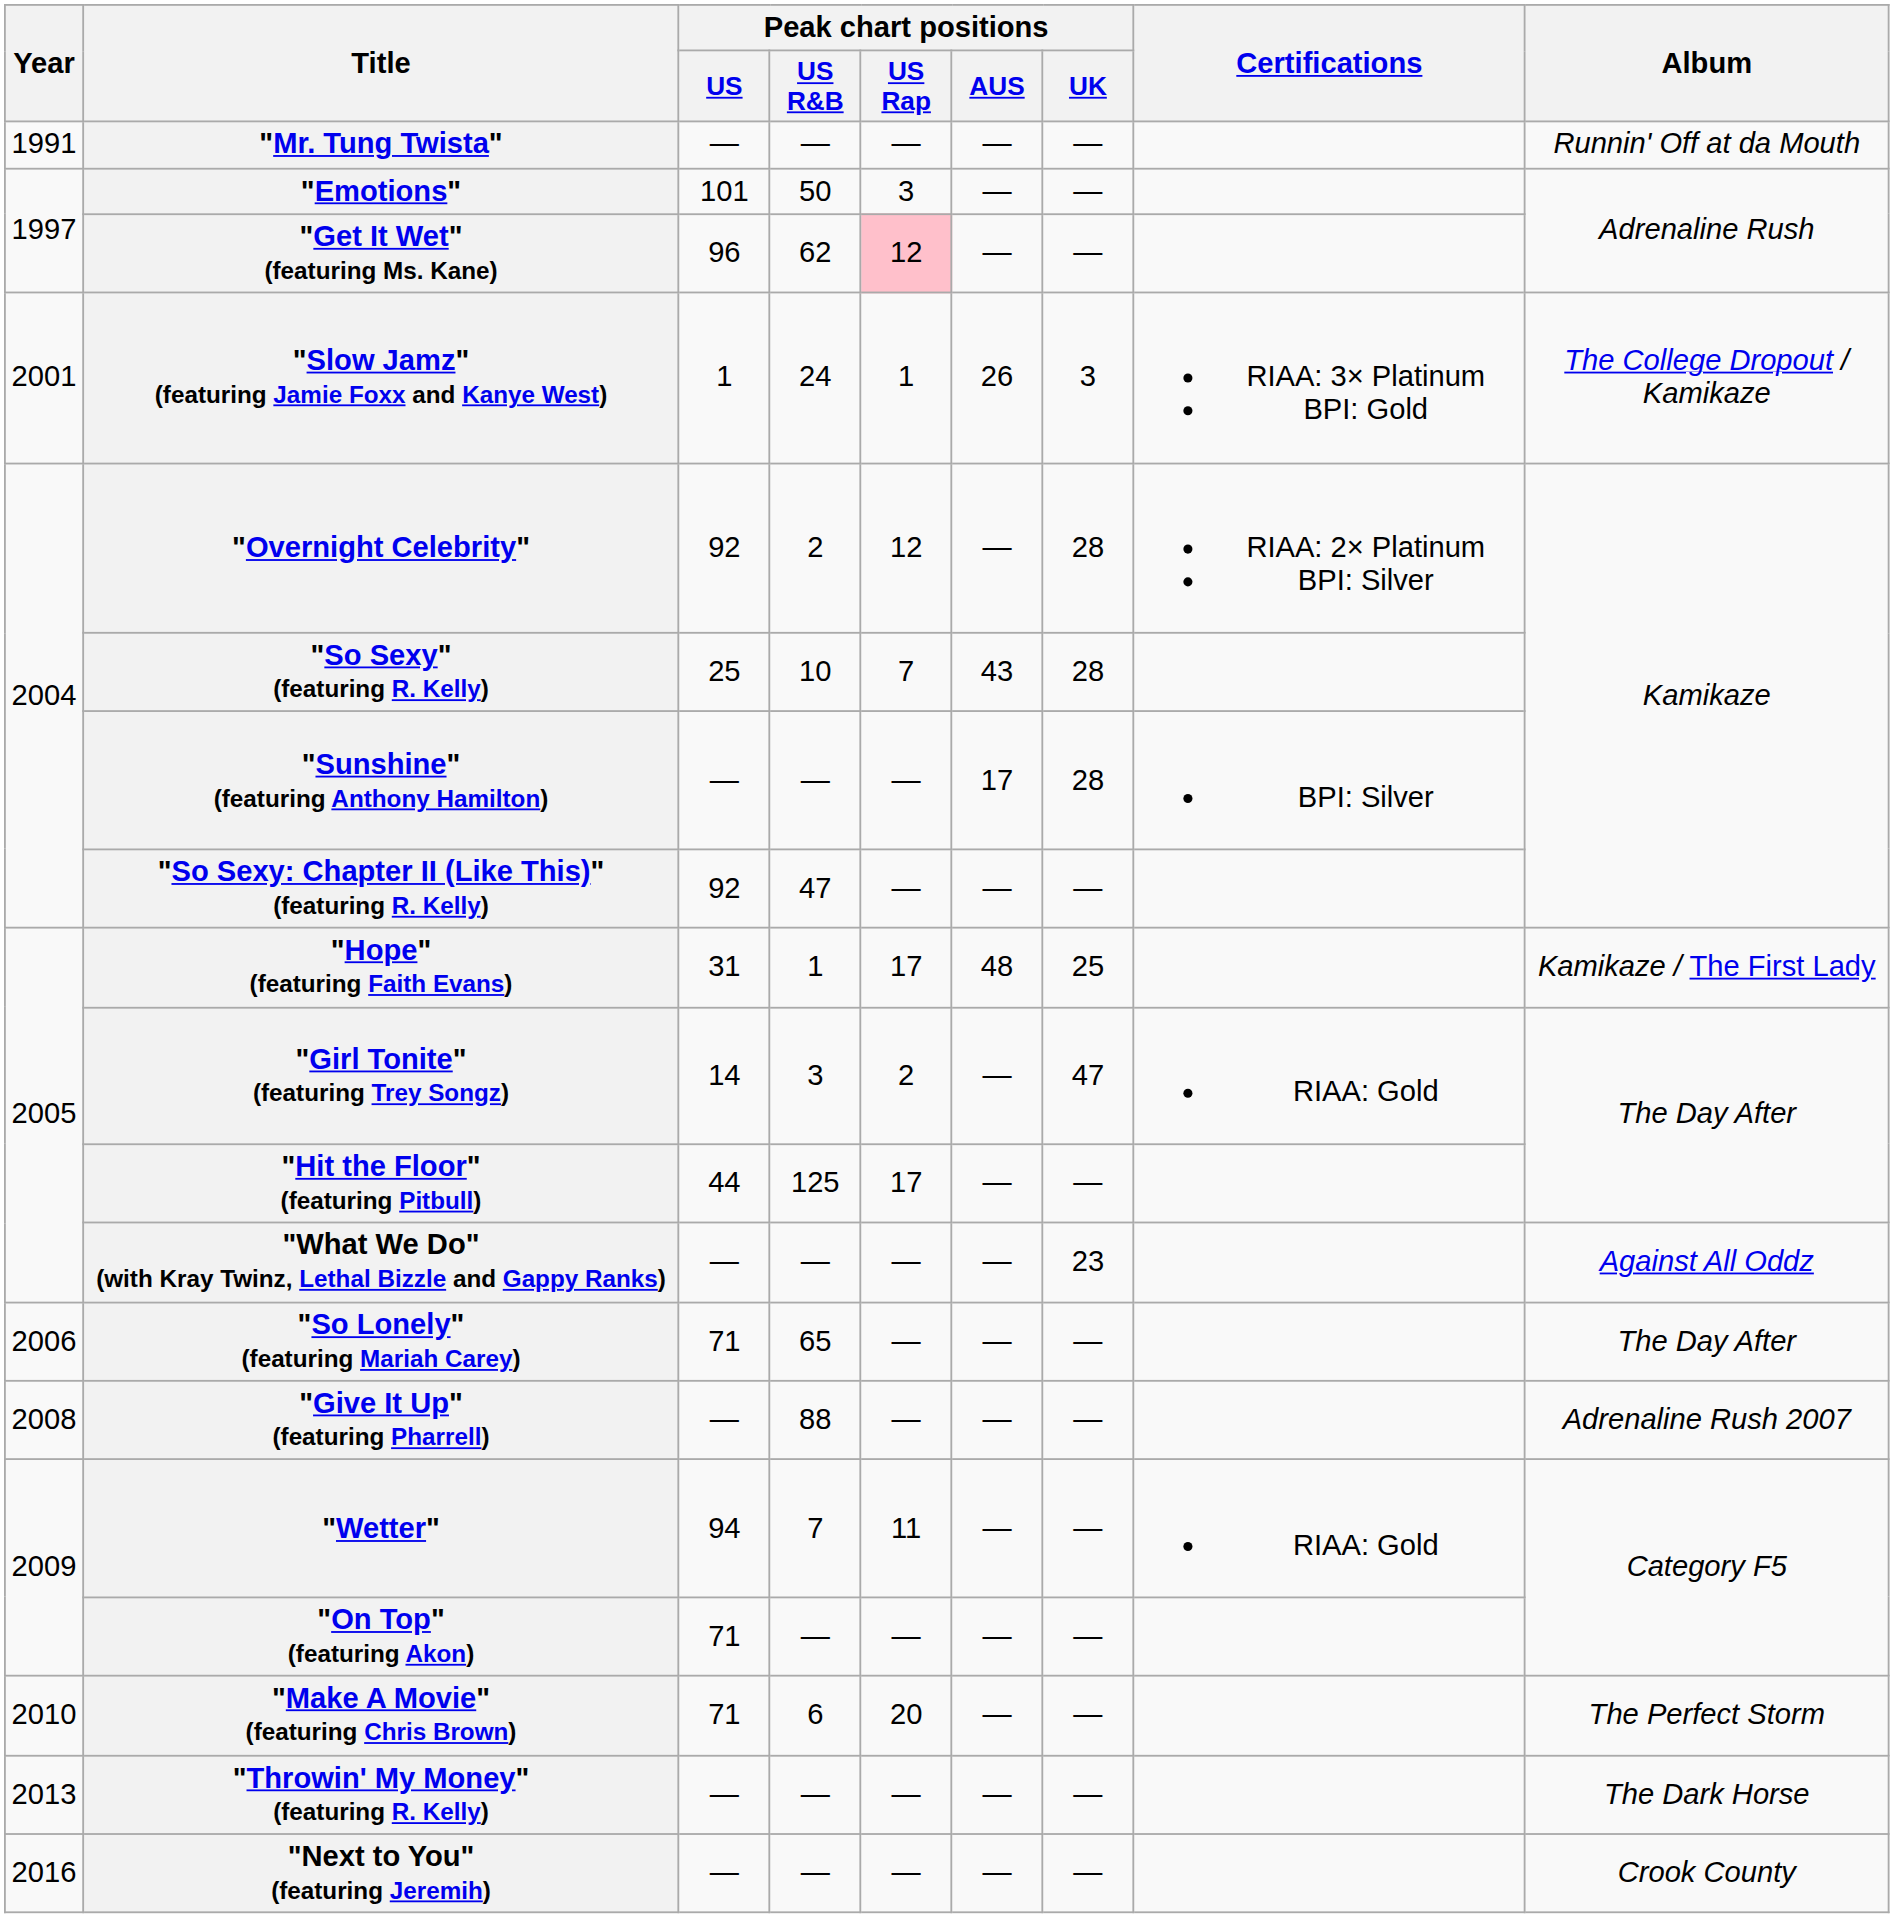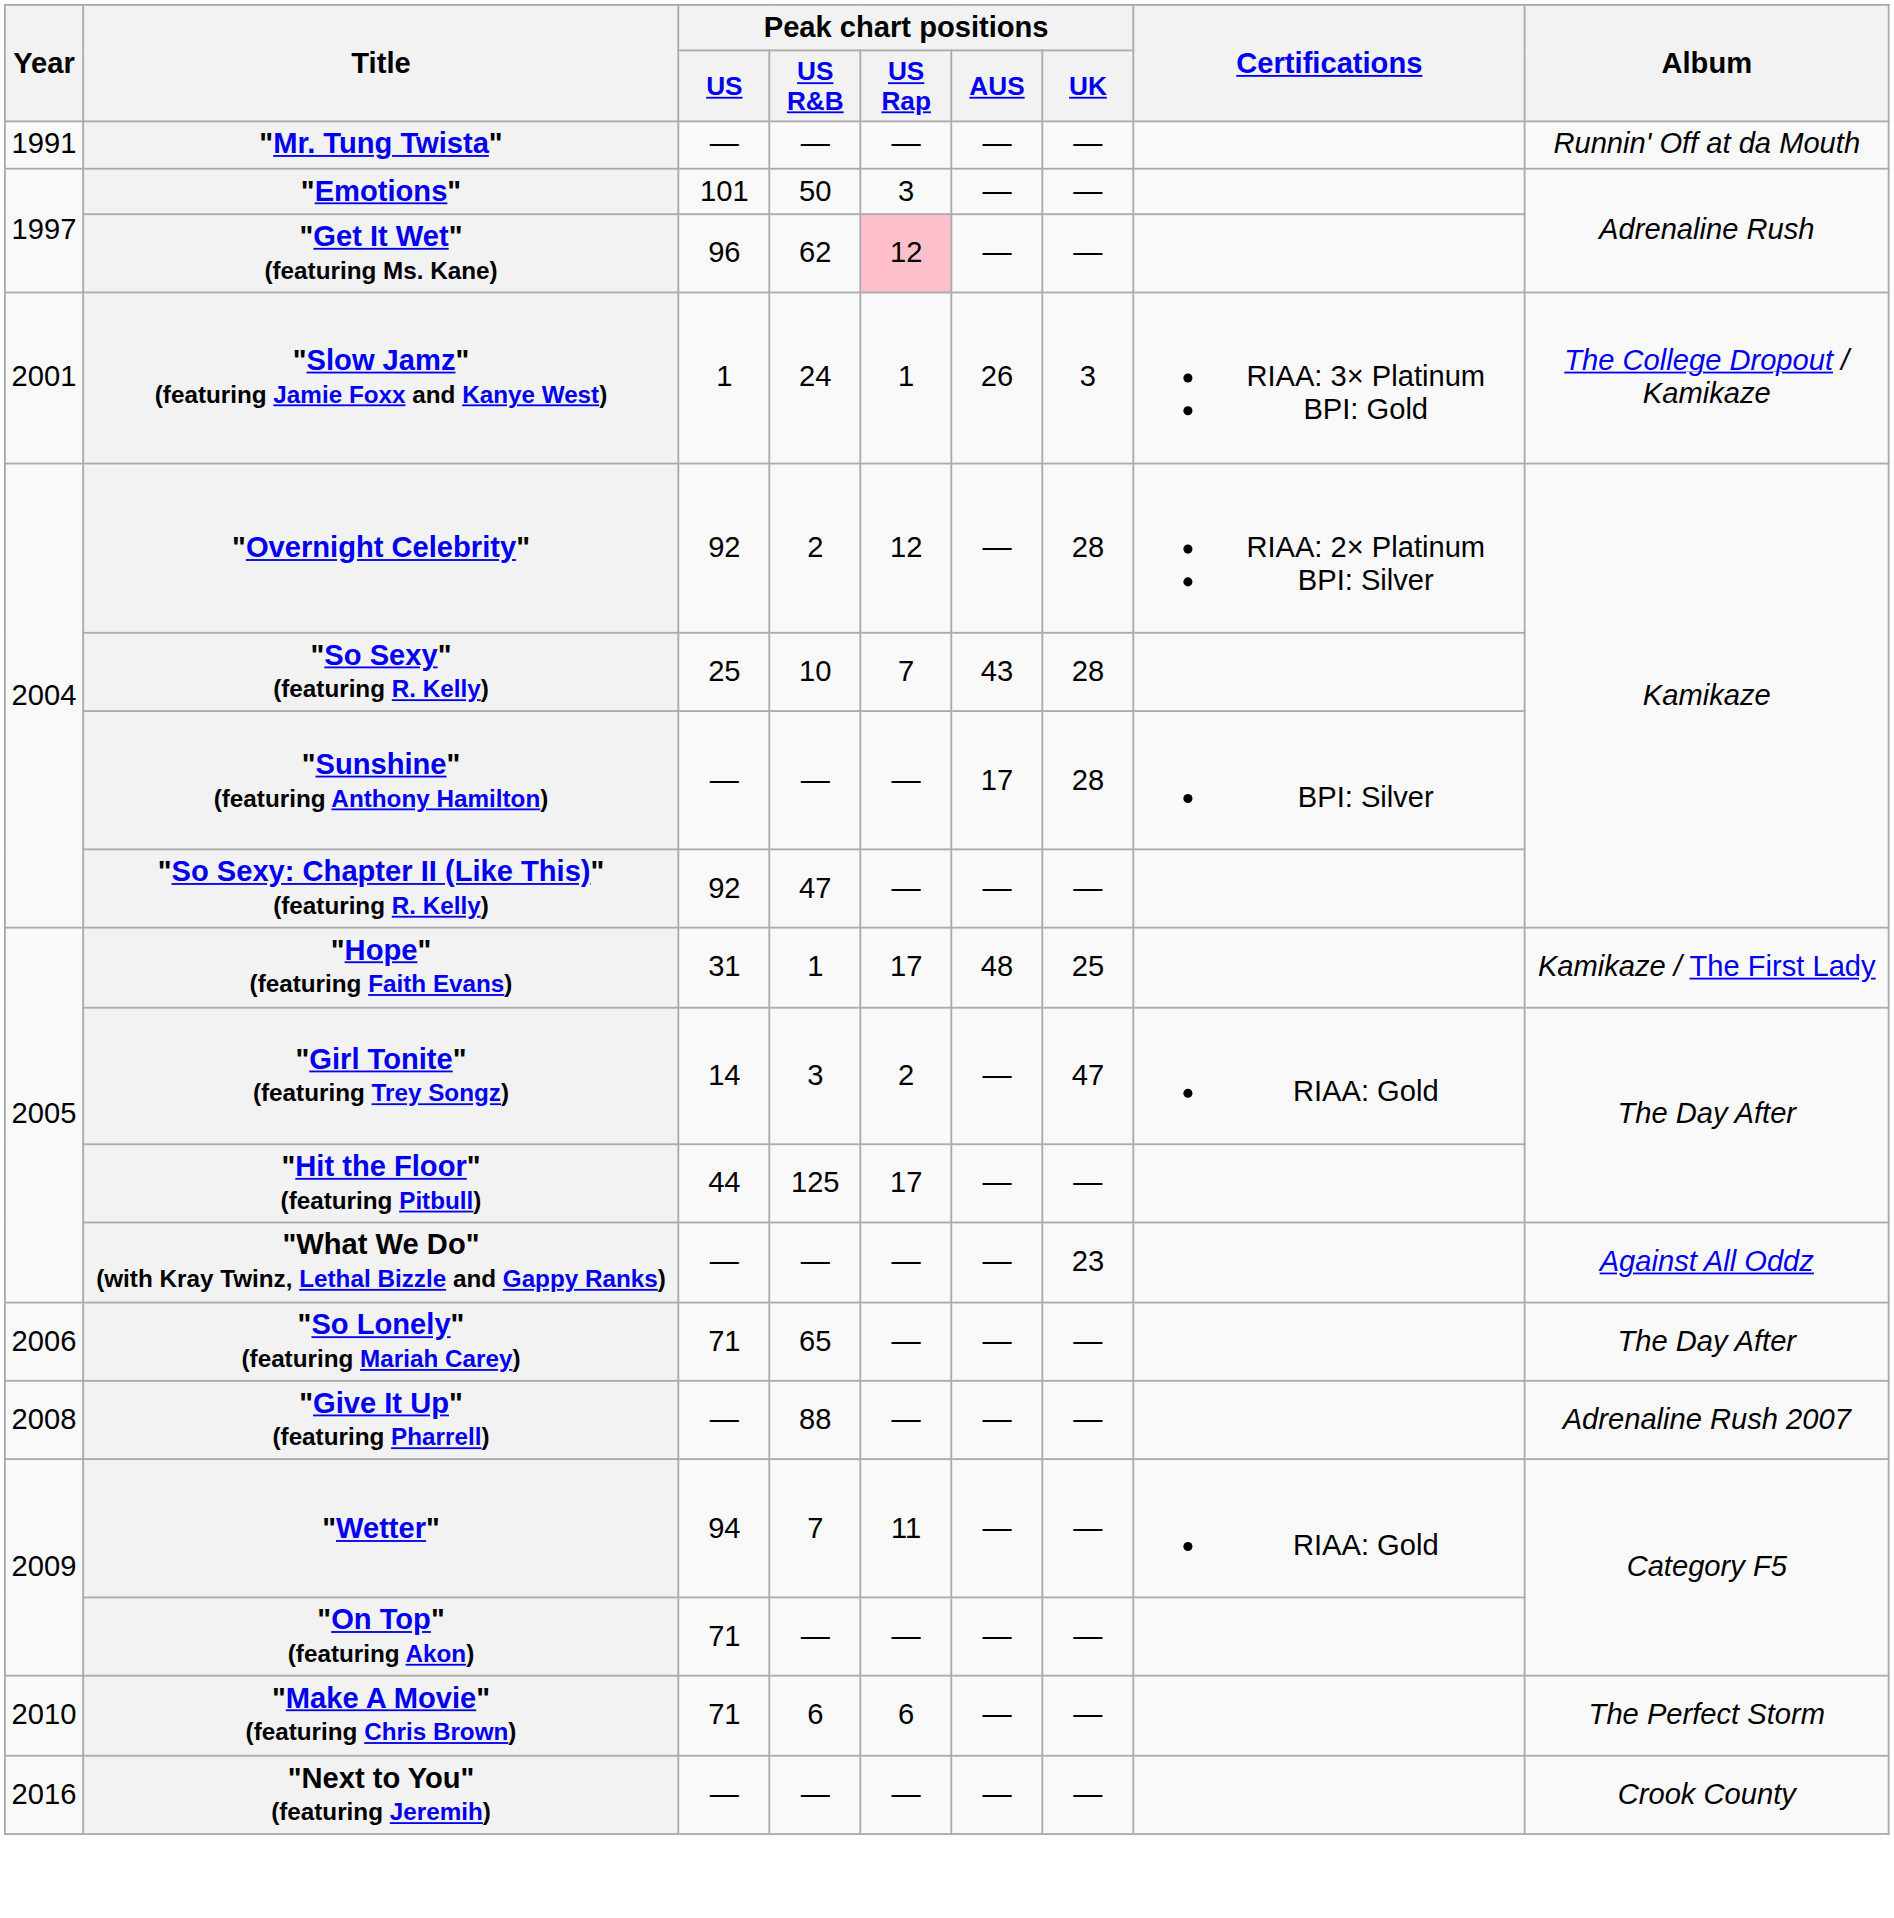(906, 1714) 20 -> (906, 1714) 6
- row: (381, 1793)
